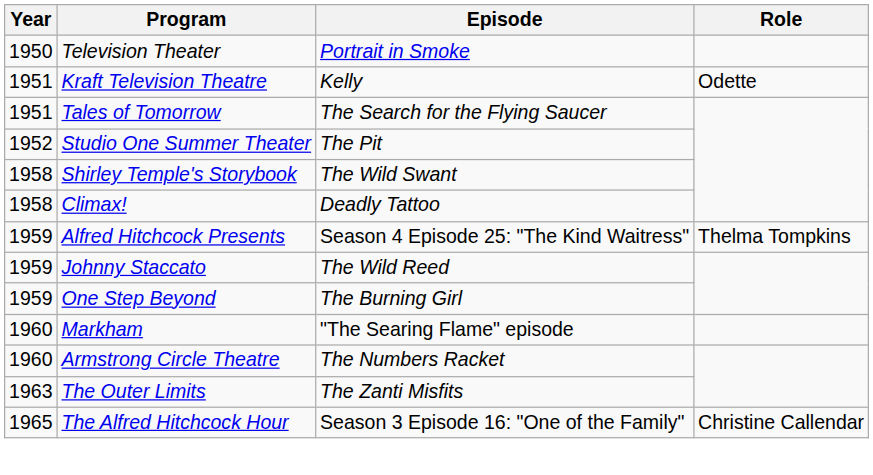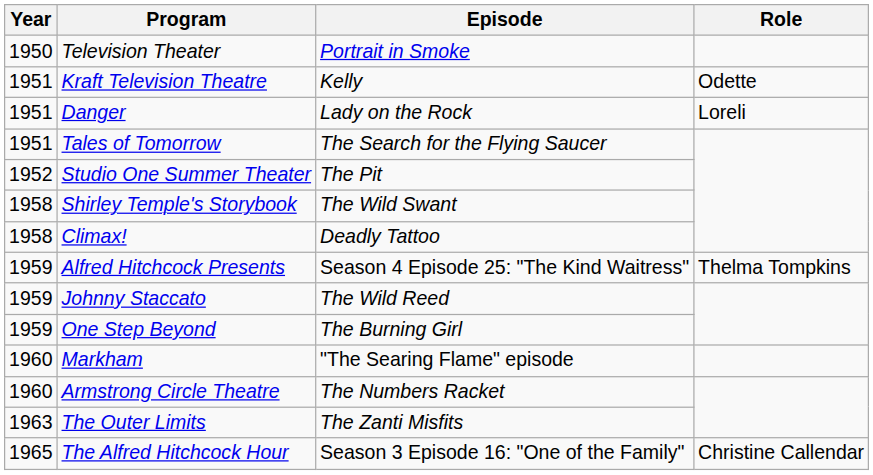+ row: (94, 112)
